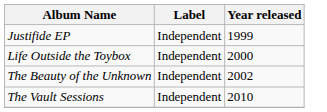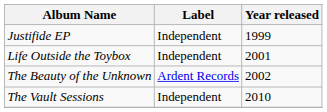(240, 55) 2000 -> (258, 55) 2001
(189, 76) Independent -> (198, 76) Ardent Records
